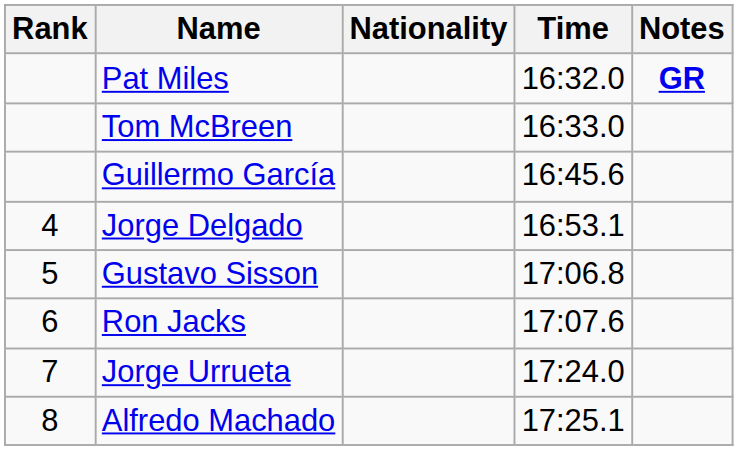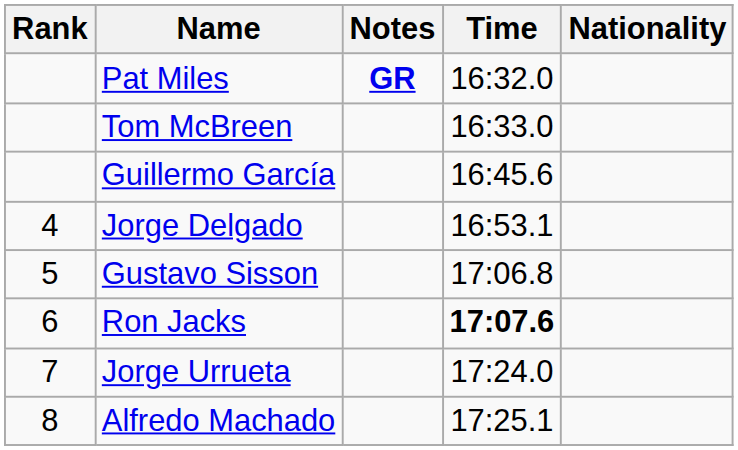columns swapped: (428, 28) <-> (682, 28)
(573, 322) normal -> (502, 322) bold
